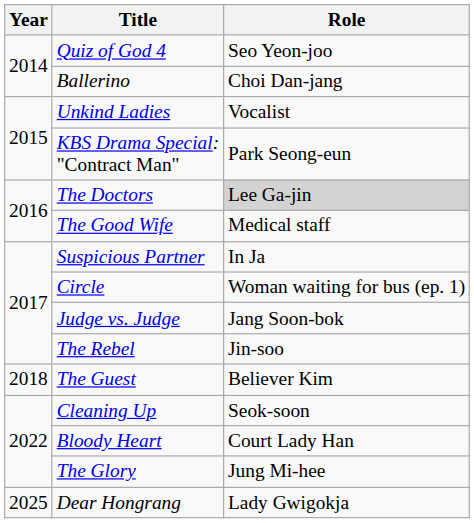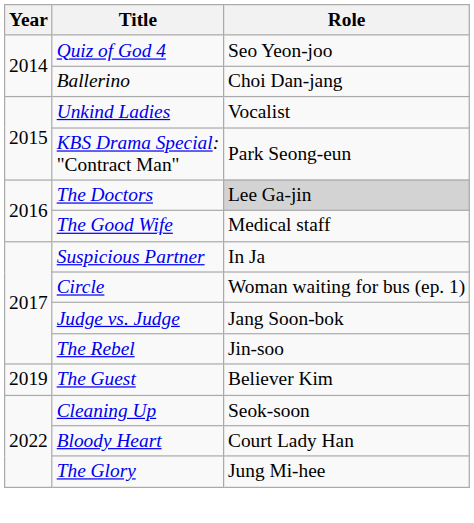(28, 379) 2018 -> (28, 379) 2019
- row: (119, 502)
